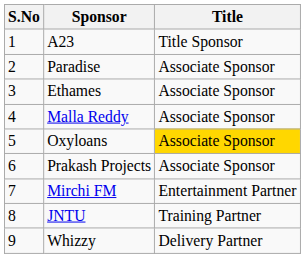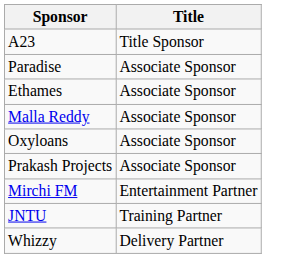- column: (24, 16)
(217, 141) gold background -> (178, 141) no background
